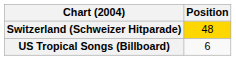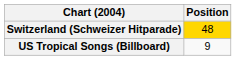(207, 47) 6 -> (207, 47) 9
